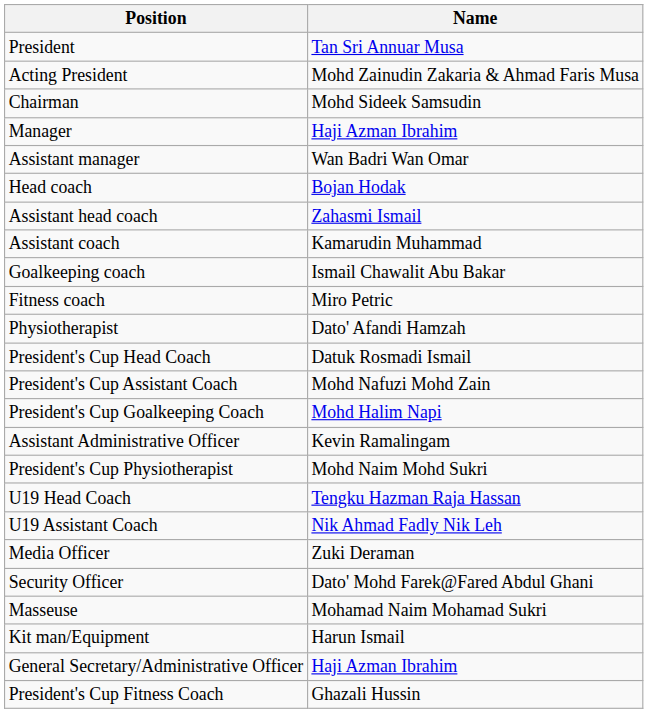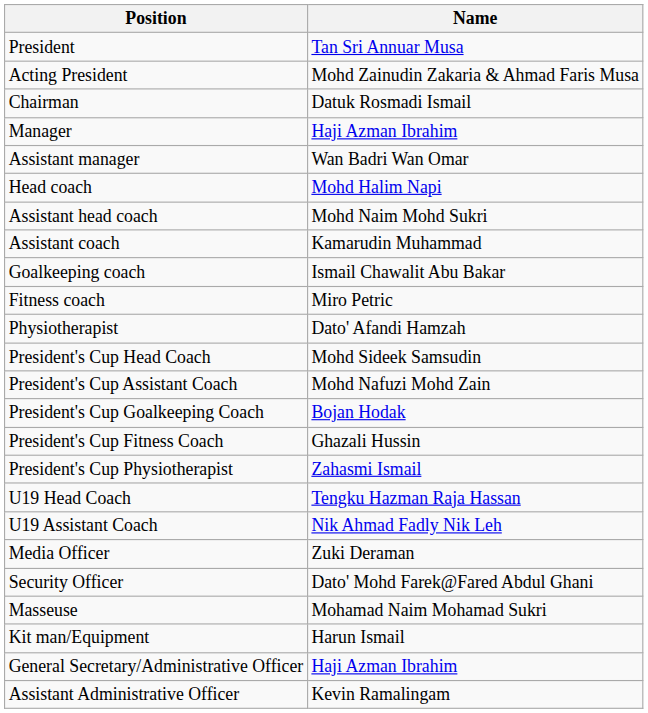(396, 103) Mohd Sideek Samsudin -> (391, 103) Datuk Rosmadi Ismail
(359, 187) Bojan Hodak -> (377, 187) Mohd Halim Napi
(366, 215) Zahasmi Ismail -> (399, 215) Mohd Naim Mohd Sukri
(391, 356) Datuk Rosmadi Ismail -> (396, 356) Mohd Sideek Samsudin
(377, 412) Mohd Halim Napi -> (359, 412) Bojan Hodak
rows swapped: (116, 694) <-> (124, 441)
(399, 469) Mohd Naim Mohd Sukri -> (366, 469) Zahasmi Ismail
